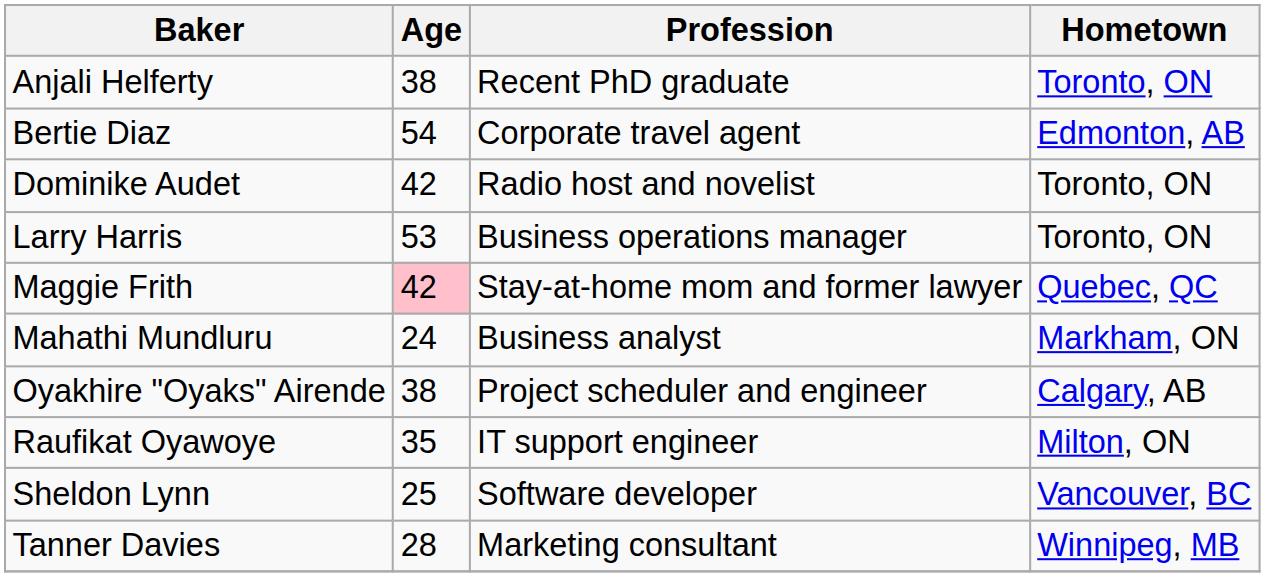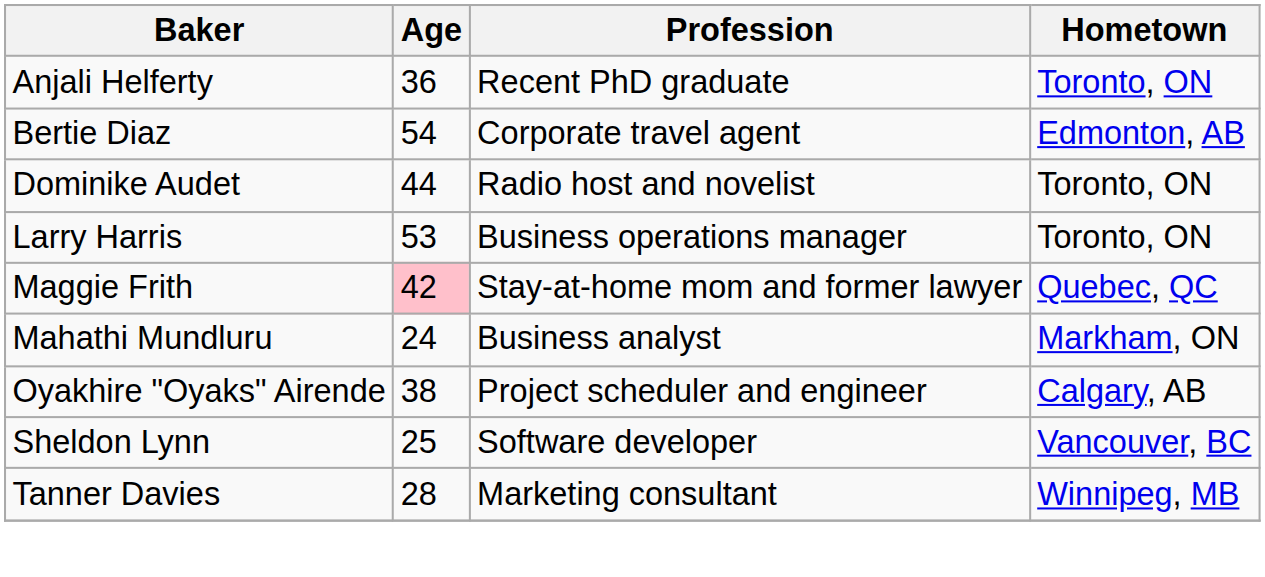(419, 81) 38 -> (419, 81) 36
(419, 184) 42 -> (419, 184) 44
- row: (144, 442)
